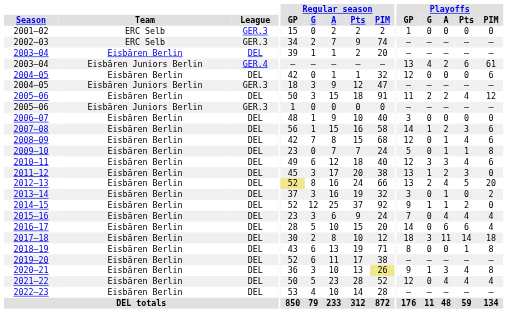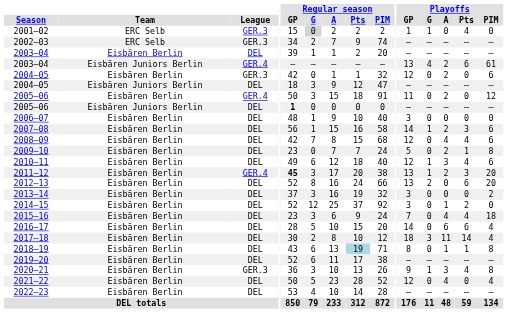(313, 31) no background -> (313, 31) lightgrey background
(429, 31) 0 -> (429, 31) 1
(467, 31) 0 -> (467, 31) 4
(255, 75) DEL -> (255, 75) GER.3
(446, 75) 0 -> (446, 75) 2
(255, 86) GER.3 -> (255, 86) DEL
(255, 96) DEL -> (255, 96) GER.4
(429, 96) 2 -> (429, 96) 0
(467, 96) 4 -> (467, 96) 0
(255, 107) GER.3 -> (255, 107) DEL
(293, 107) normal -> (293, 107) bold
(446, 140) 1 -> (446, 140) 4
(446, 151) 1 -> (446, 151) 2
(429, 162) 3 -> (429, 162) 1
(255, 173) DEL -> (255, 173) GER.4
(293, 173) normal -> (293, 173) bold
(491, 173) 0 -> (491, 173) 20
(293, 184) khaki background -> (293, 184) no background
(446, 184) 4 -> (446, 184) 0
(467, 184) 5 -> (467, 184) 6
(446, 194) 1 -> (446, 194) 0
(409, 205) 9 -> (409, 205) 3
(429, 205) 1 -> (429, 205) 0
(491, 216) 4 -> (491, 216) 18
(491, 238) 18 -> (491, 238) 4
(358, 249) no background -> (358, 249) lightblue background
(446, 249) 0 -> (446, 249) 1
(255, 271) DEL -> (255, 271) GER.3
(382, 271) khaki background -> (382, 271) no background
(467, 281) 4 -> (467, 281) 0
